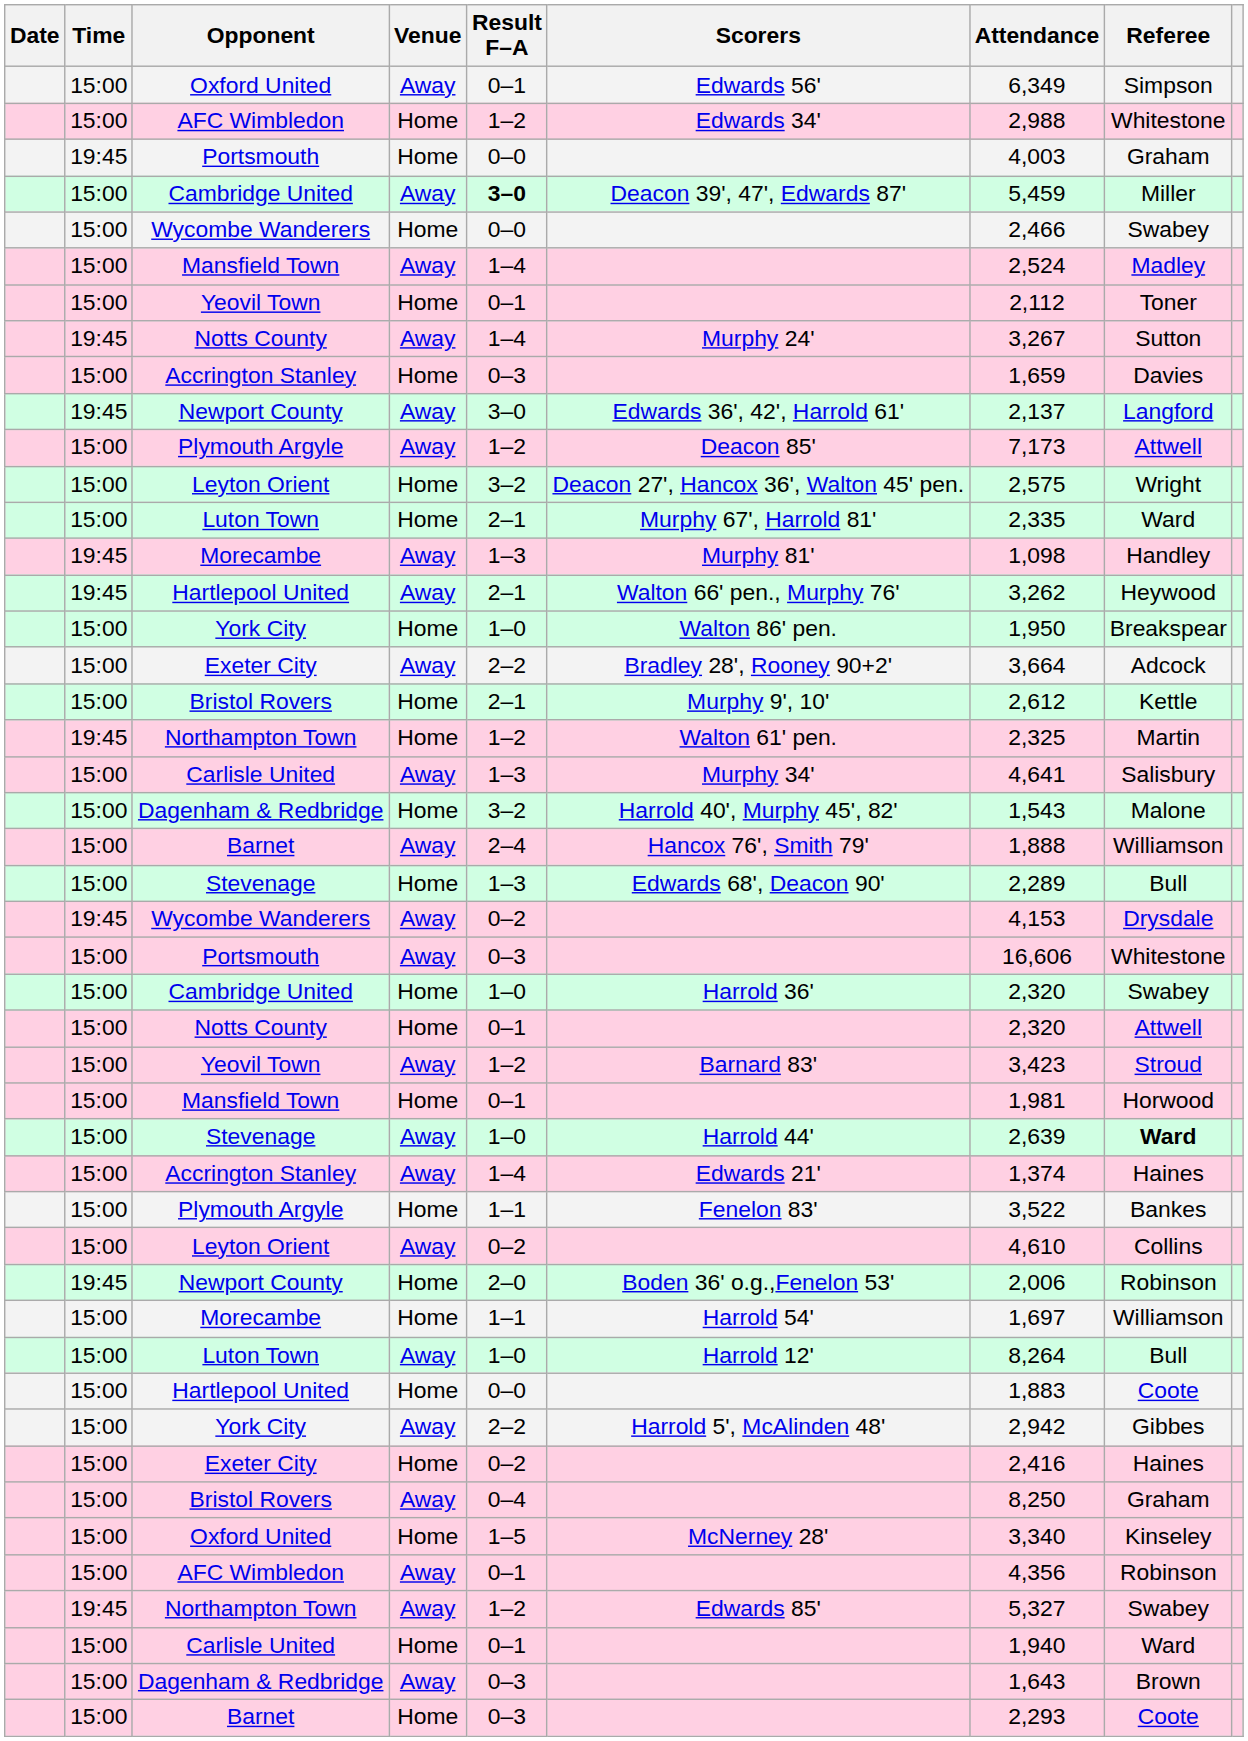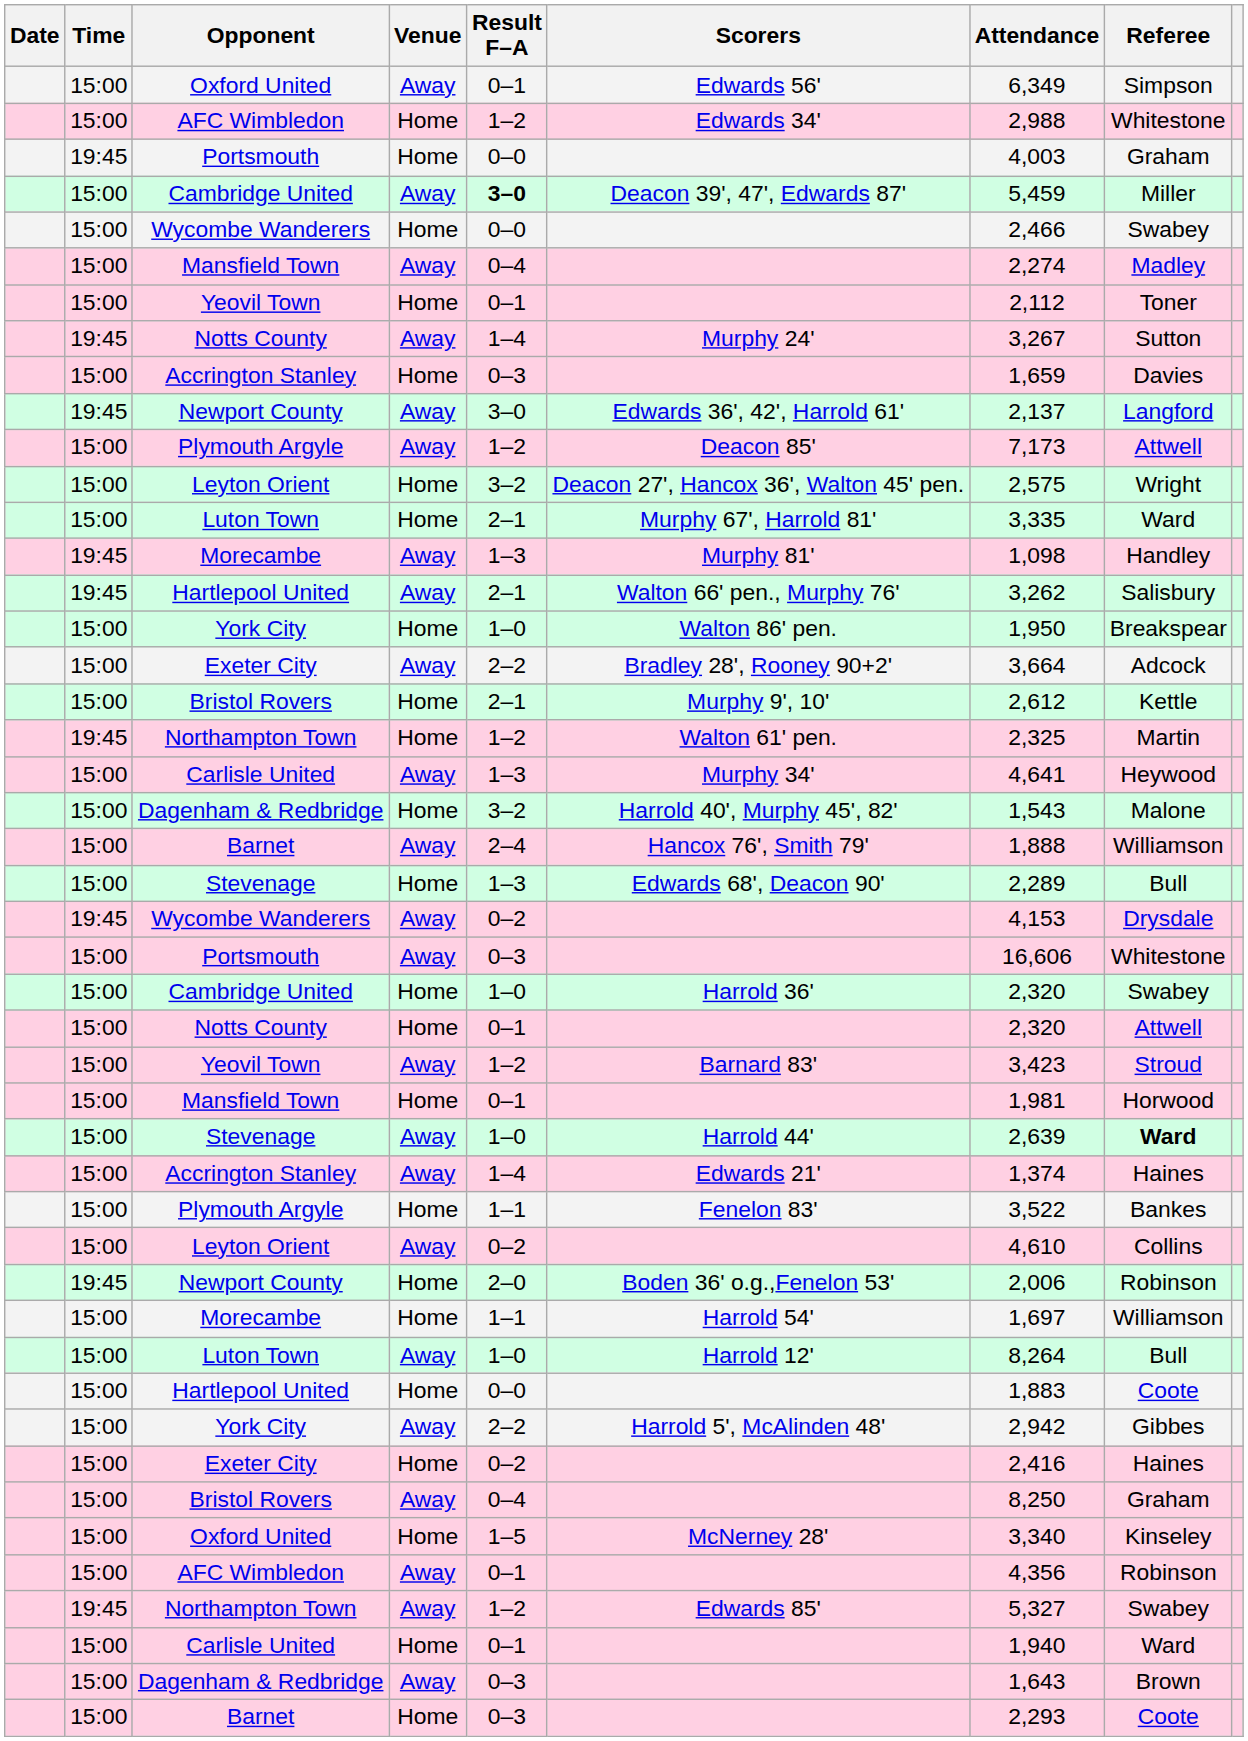(507, 266) 1–4 -> (507, 266) 0–4
(1037, 266) 2,524 -> (1037, 266) 2,274
(1037, 520) 2,335 -> (1037, 520) 3,335
(1168, 592) Heywood -> (1168, 592) Salisbury
(1168, 774) Salisbury -> (1168, 774) Heywood
